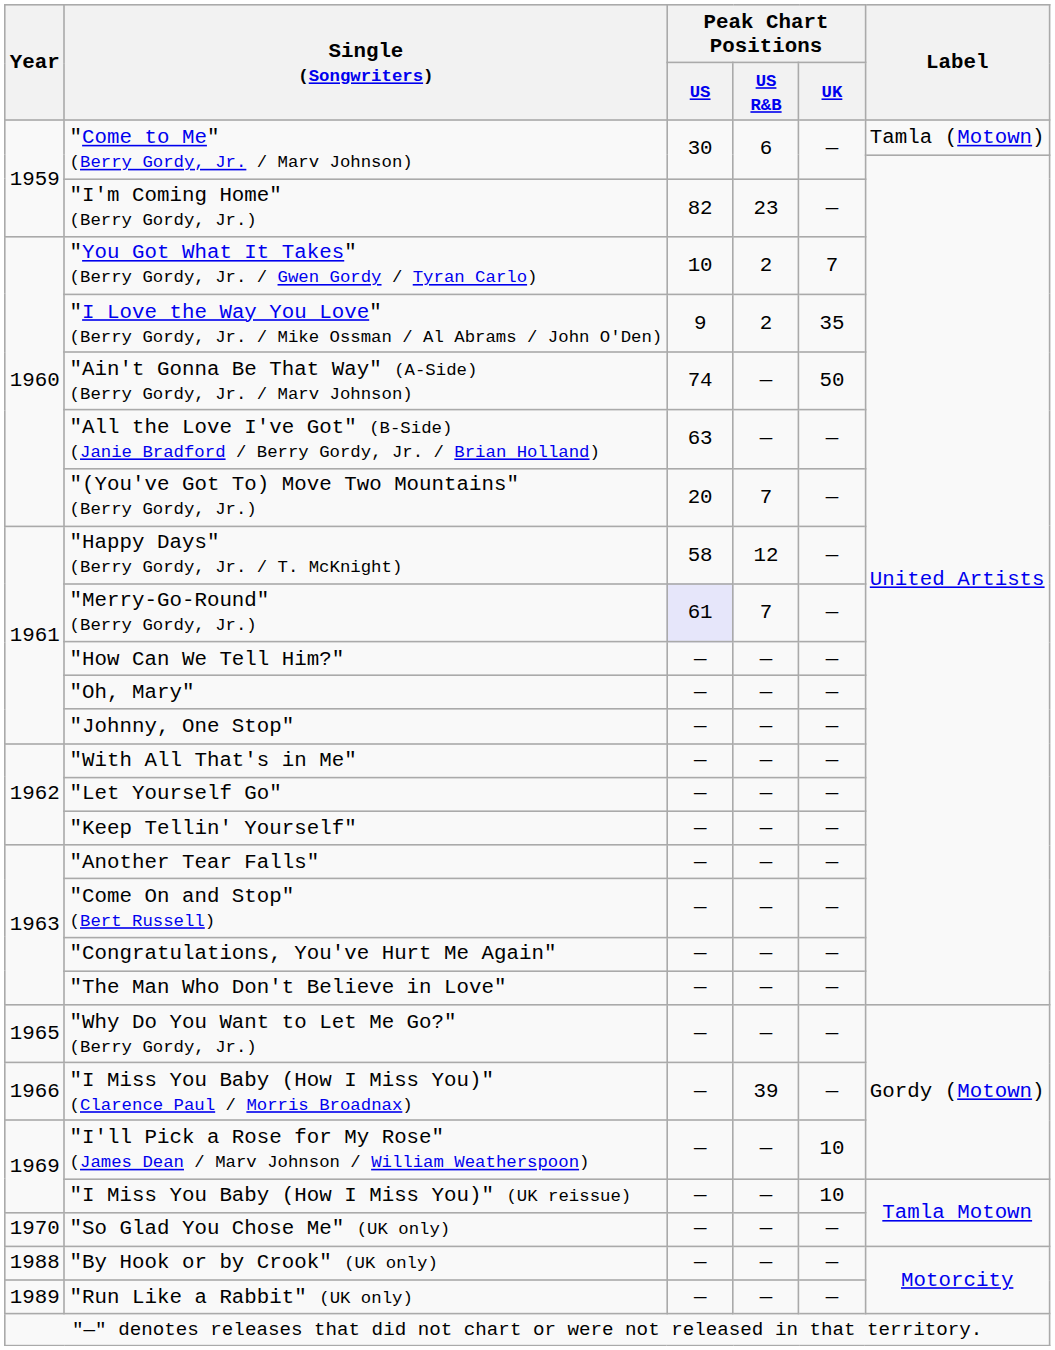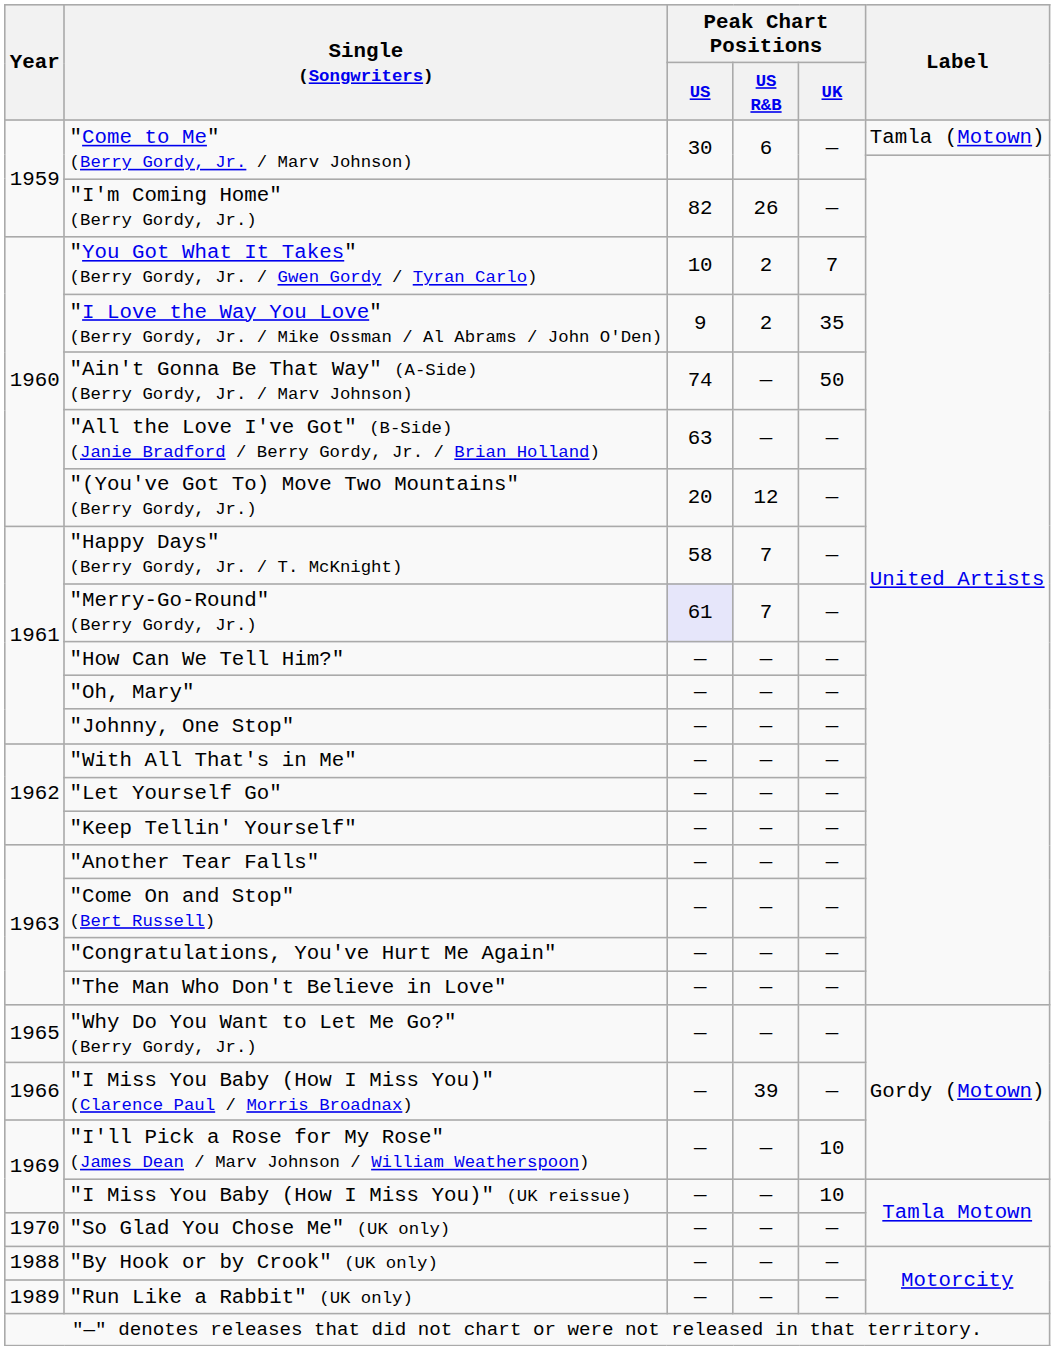(766, 207) 23 -> (766, 207) 26
(766, 497) 7 -> (766, 497) 12
(766, 555) 12 -> (766, 555) 7
